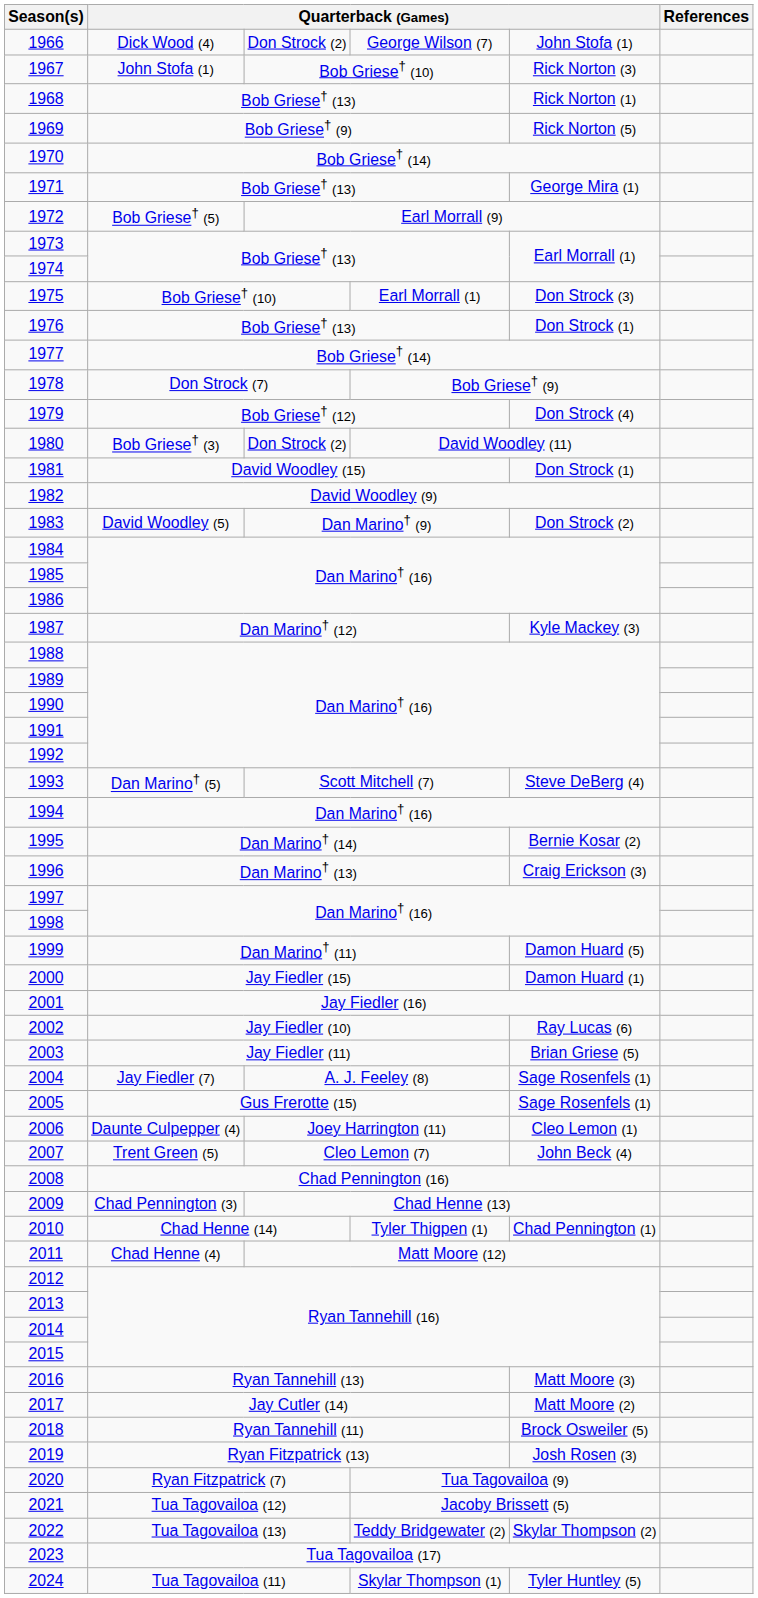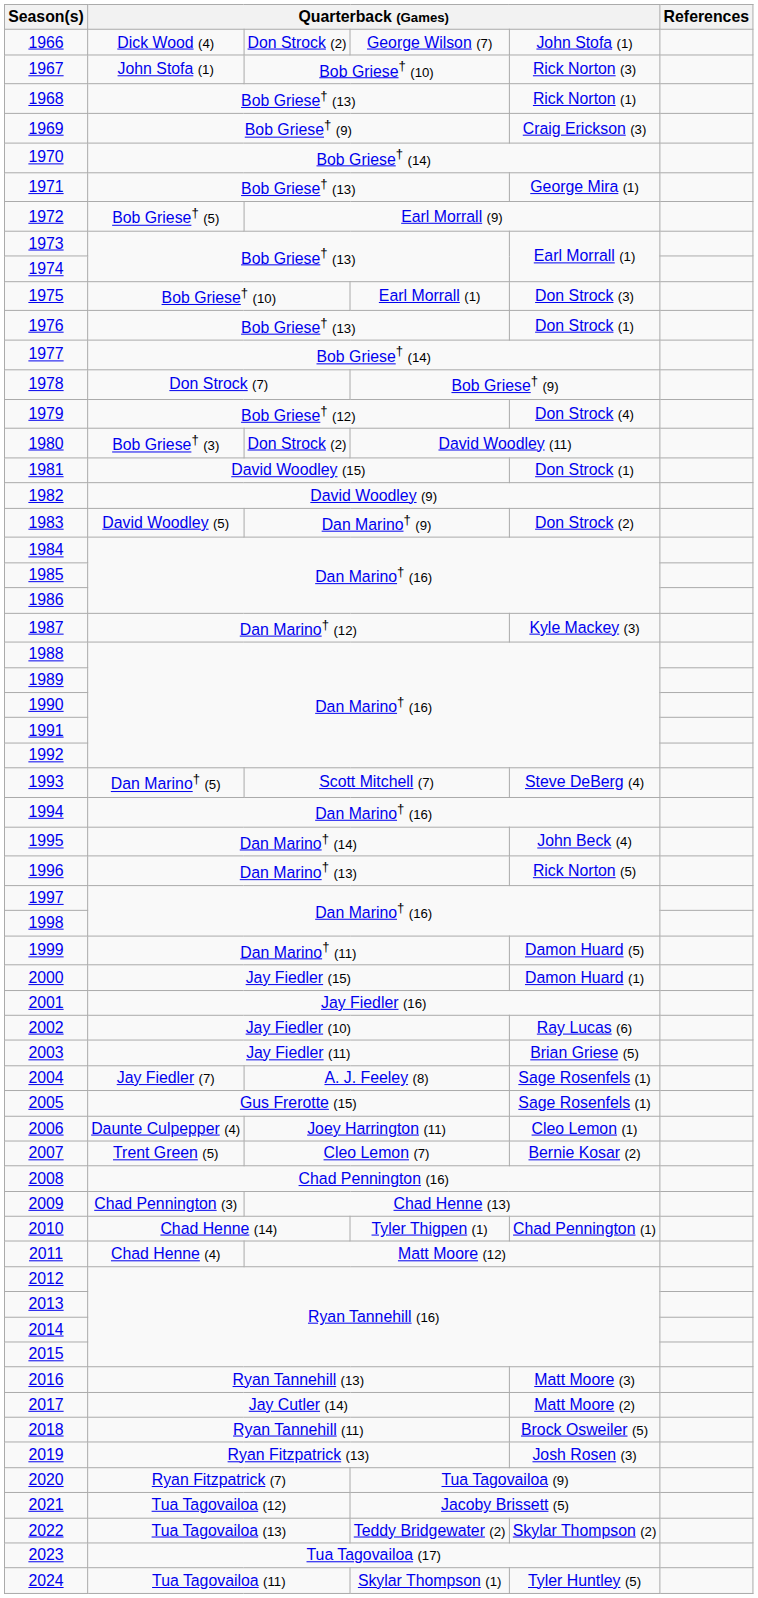(585, 128) Rick Norton (5) -> (585, 128) Craig Erickson (3)
(585, 841) Bernie Kosar (2) -> (585, 841) John Beck (4)
(585, 870) Craig Erickson (3) -> (585, 870) Rick Norton (5)
(585, 1153) John Beck (4) -> (585, 1153) Bernie Kosar (2)
